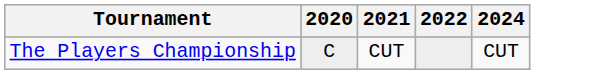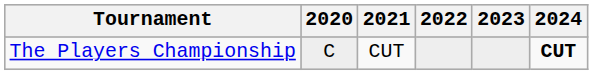+ column: (501, 21)
(501, 53) normal -> (558, 53) bold
